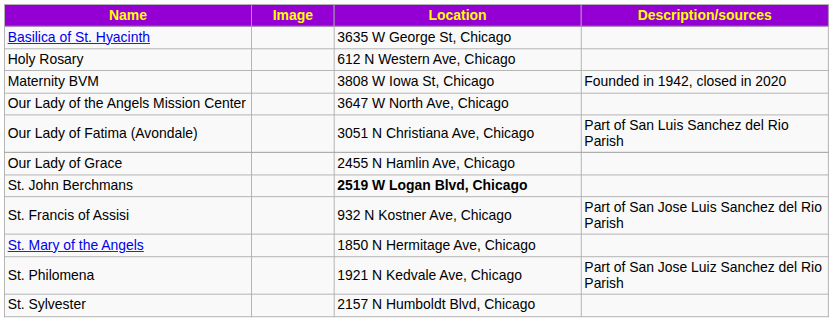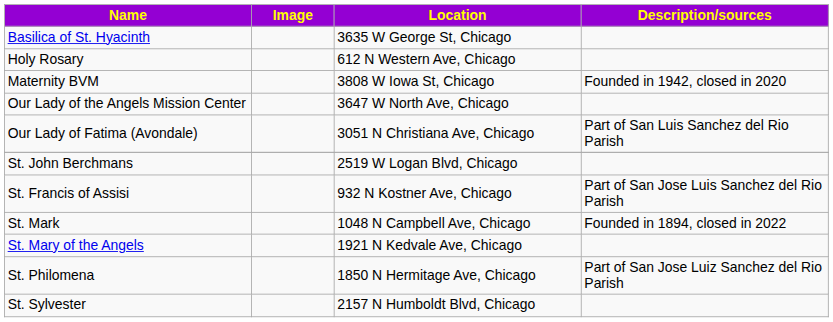- row: (65, 163)
(432, 185) bold -> (427, 163) normal
+ row: (34, 223)
(436, 245) 1850 N Hermitage Ave, Chicago -> (430, 245) 1921 N Kedvale Ave, Chicago
(430, 275) 1921 N Kedvale Ave, Chicago -> (436, 275) 1850 N Hermitage Ave, Chicago
